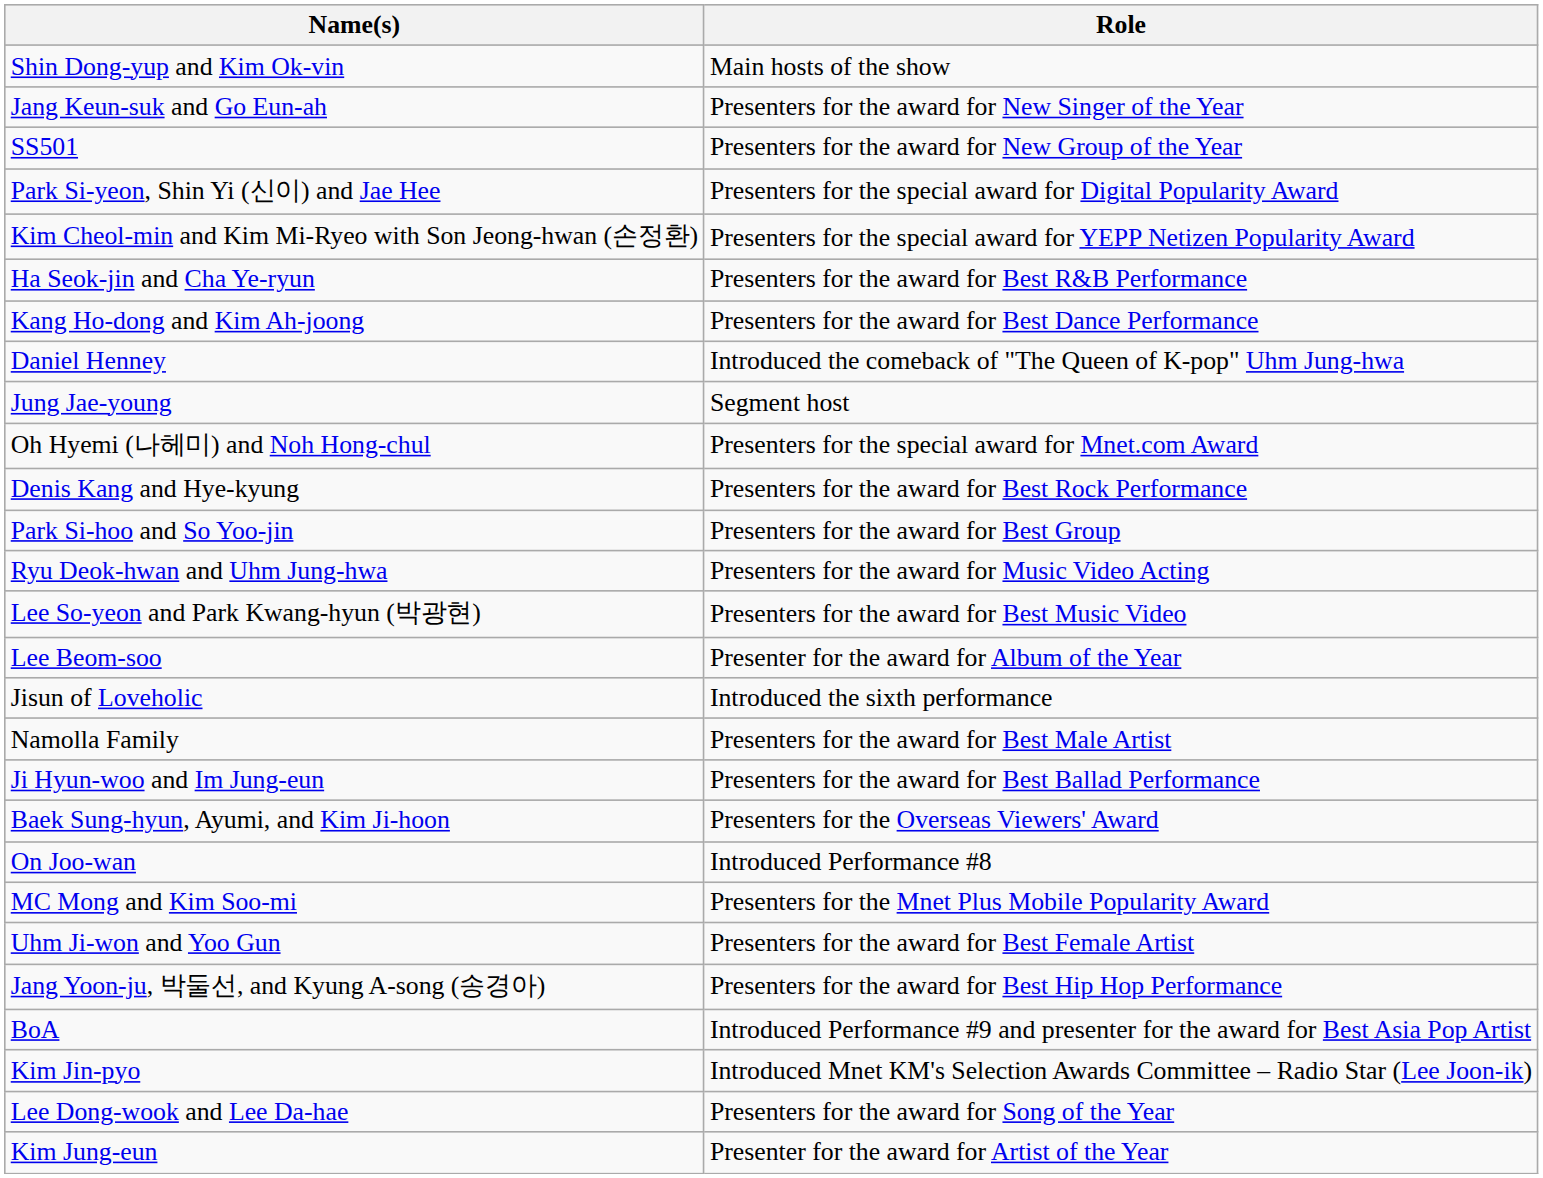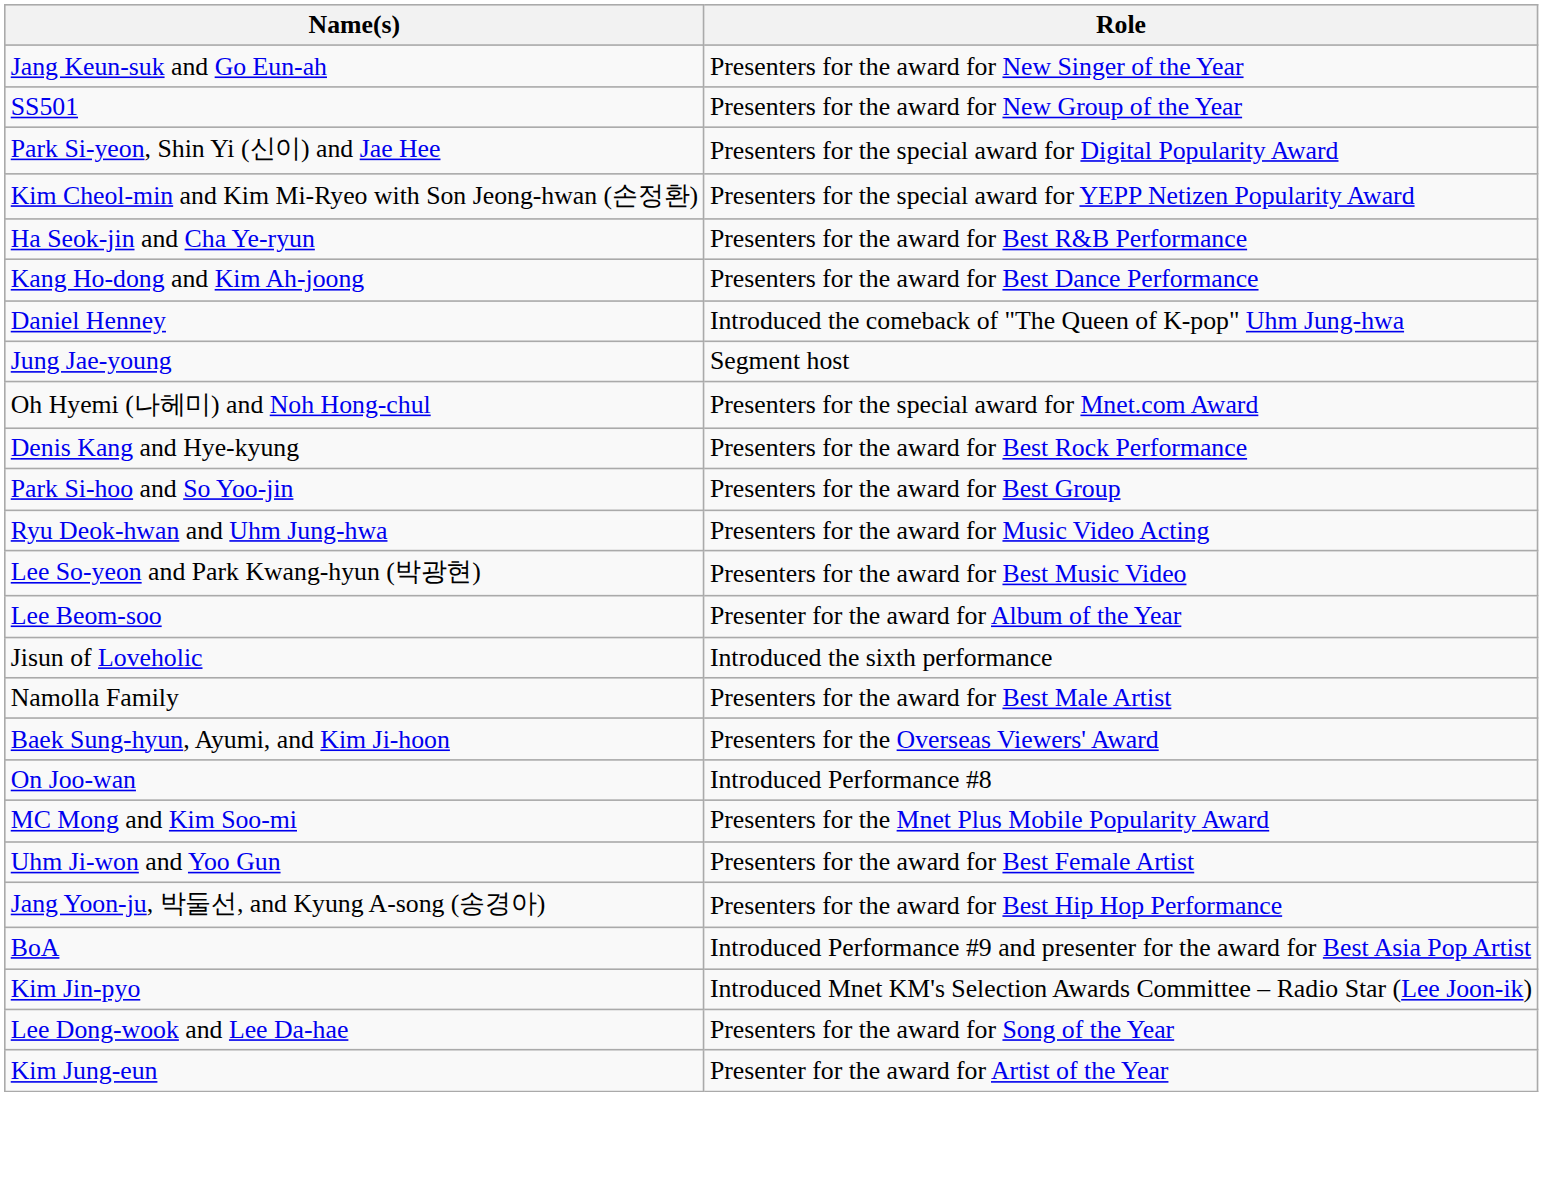- row: (177, 65)
- row: (167, 779)
